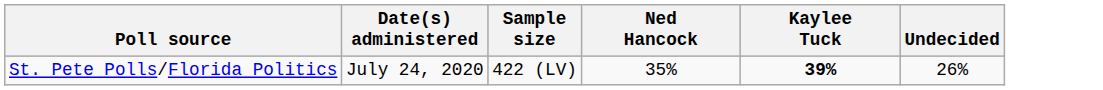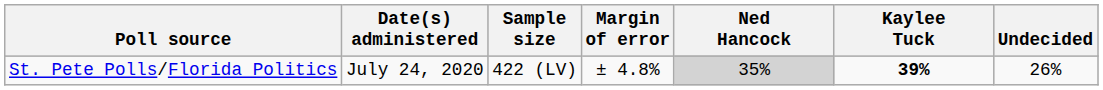+ column: (628, 30)
(661, 70) no background -> (754, 70) lightgrey background
